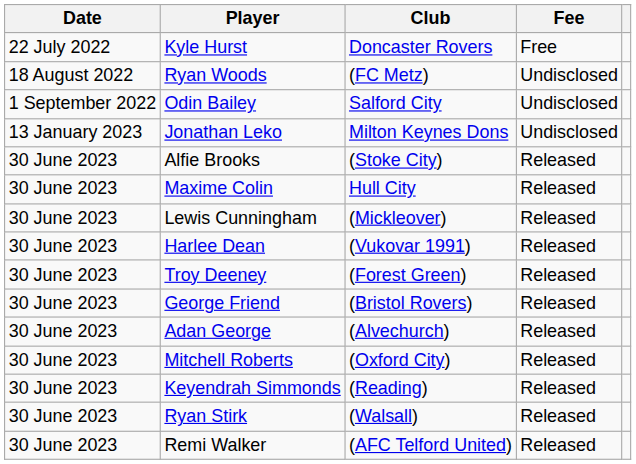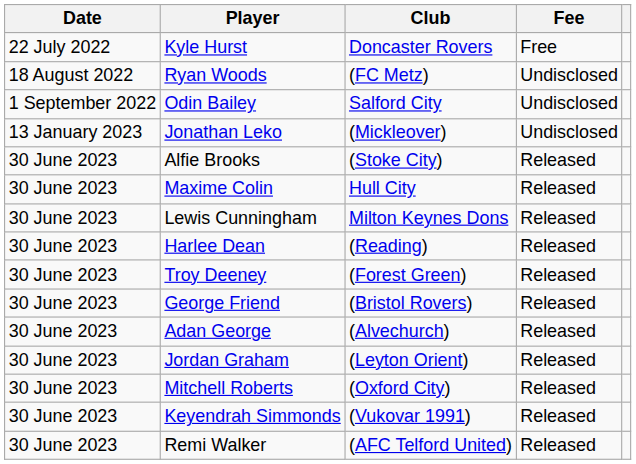(429, 132) Milton Keynes Dons -> (398, 132) (Mickleover)
(398, 217) (Mickleover) -> (429, 217) Milton Keynes Dons
(410, 246) (Vukovar 1991) -> (388, 246) (Reading)
+ row: (227, 359)
(388, 388) (Reading) -> (410, 416) (Vukovar 1991)
- row: (206, 416)
